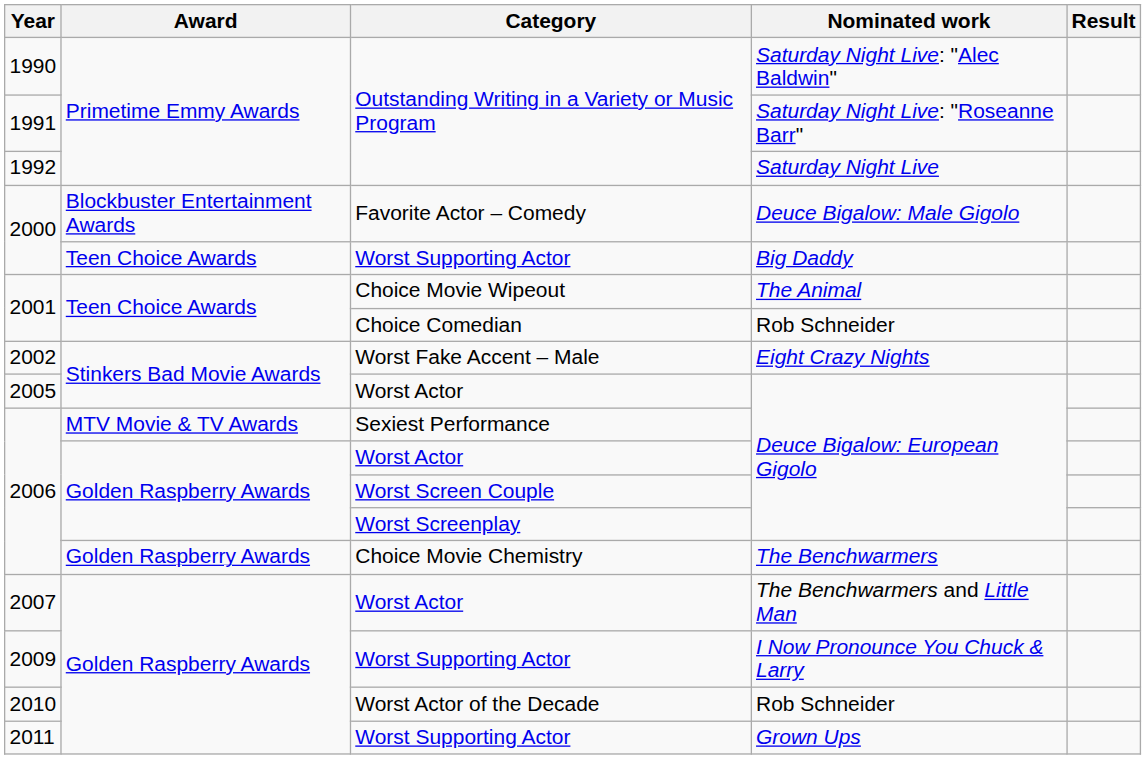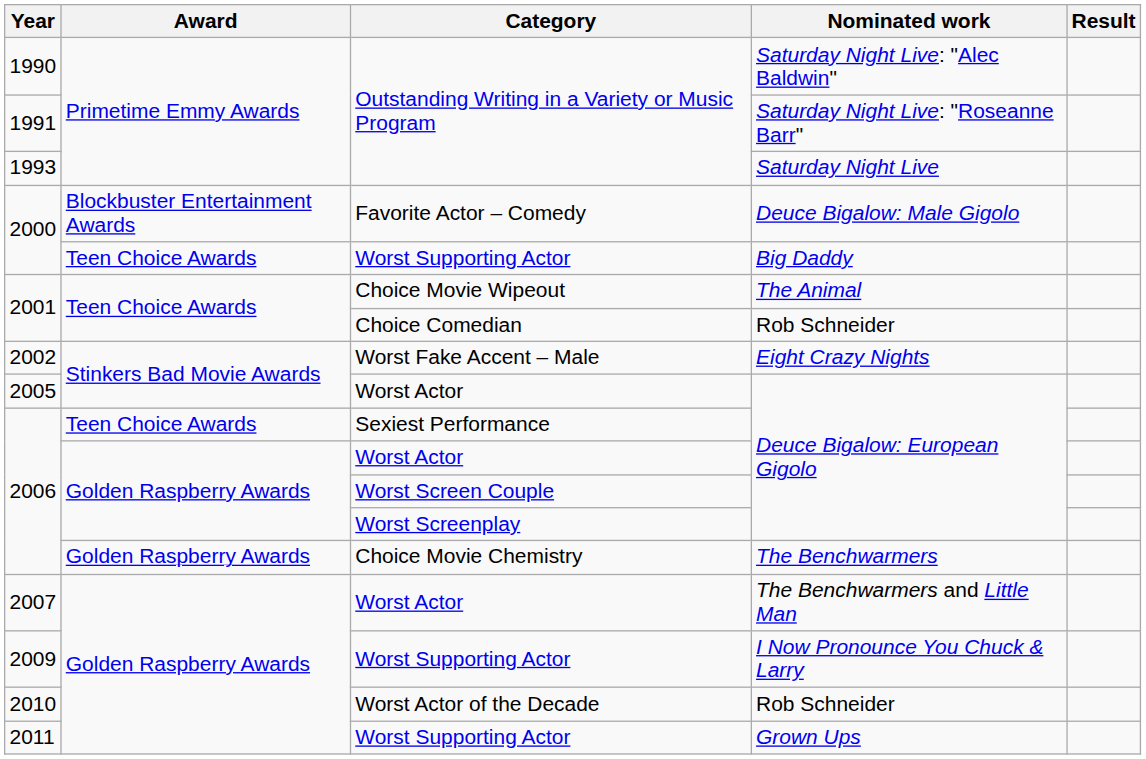(33, 168) 1992 -> (33, 168) 1993
(182, 424) MTV Movie & TV Awards -> (161, 424) Teen Choice Awards
